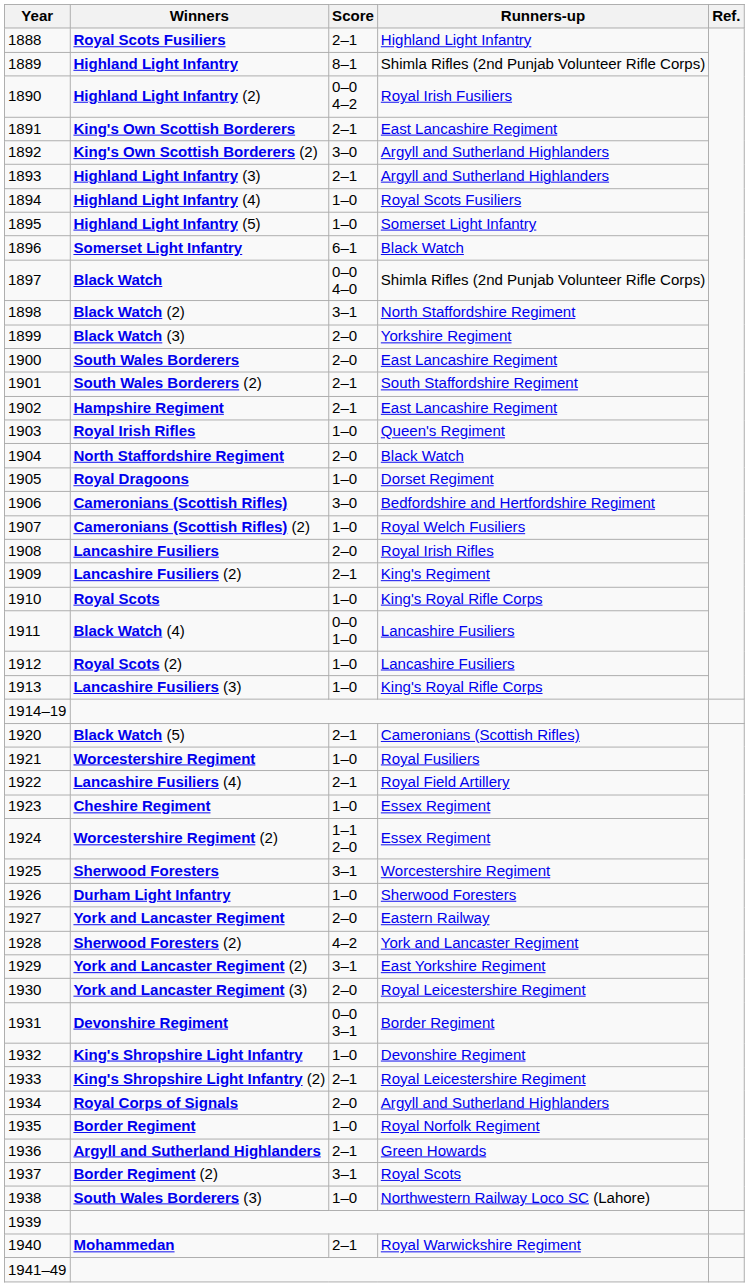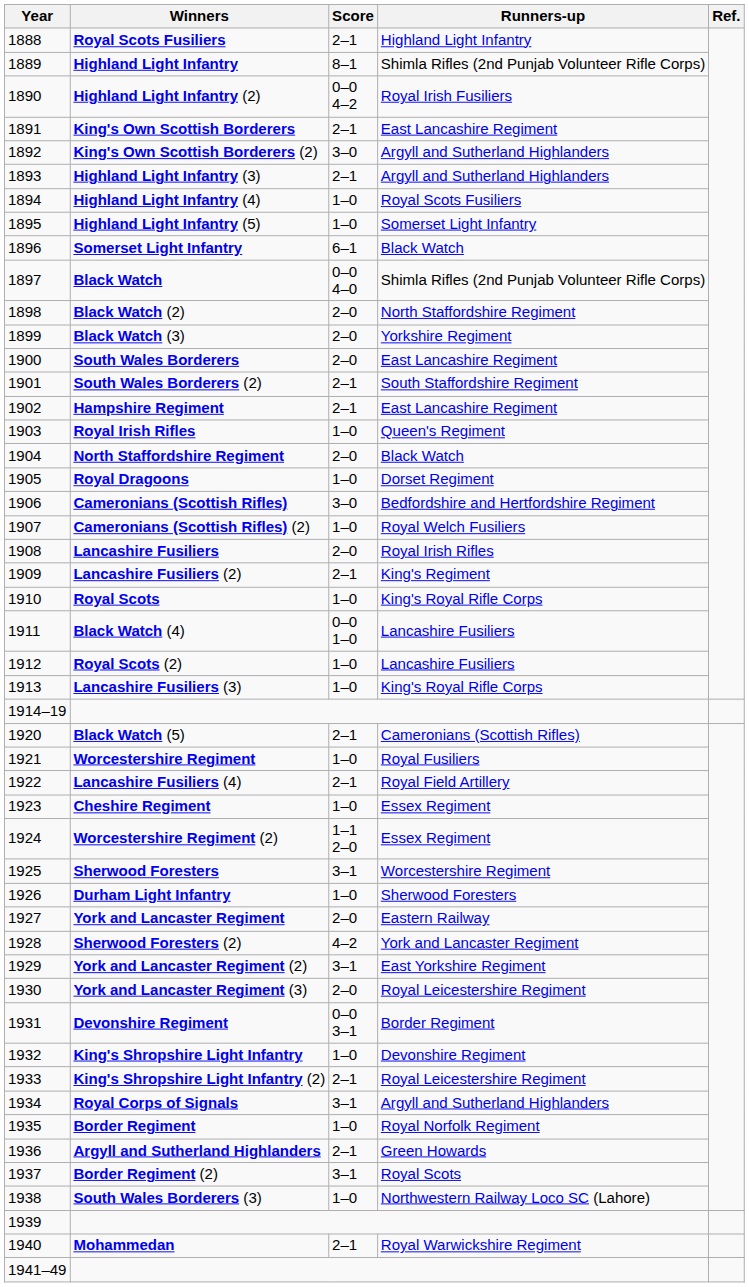(345, 312) 3–1 -> (345, 312) 2–0
(345, 1102) 2–0 -> (345, 1102) 3–1
